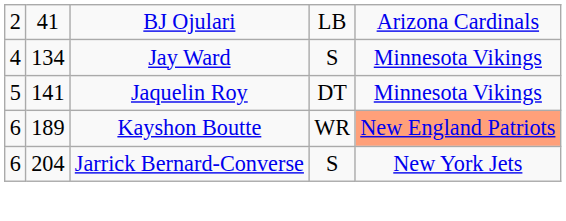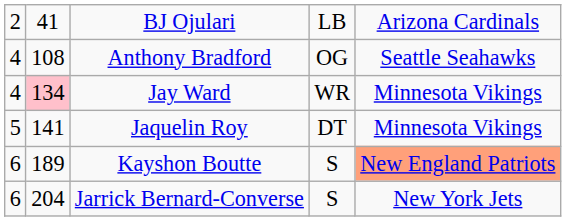+ row: (189, 57)
(48, 57) no background -> (48, 92) pink background
(332, 57) S -> (332, 92) WR
(332, 127) WR -> (332, 163) S
